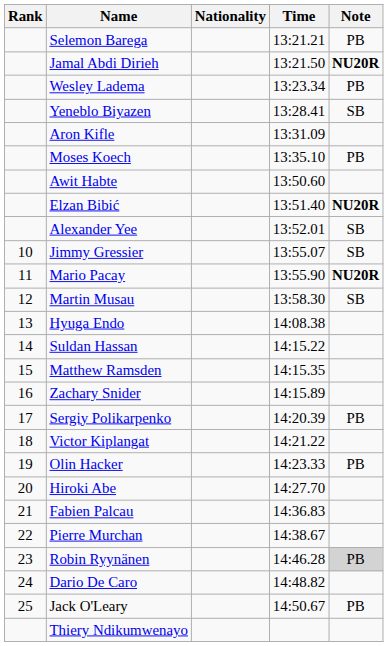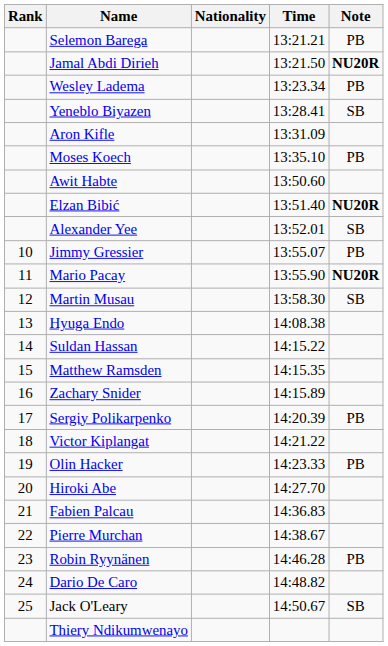(356, 252) SB -> (356, 252) PB
(356, 559) lightgrey background -> (356, 559) no background
(356, 606) PB -> (356, 606) SB
